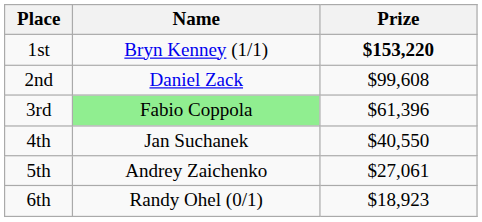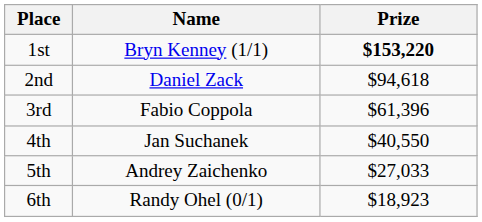(398, 79) $99,608 -> (398, 79) $94,618
(196, 110) lightgreen background -> (196, 110) no background
(398, 170) $27,061 -> (398, 170) $27,033
